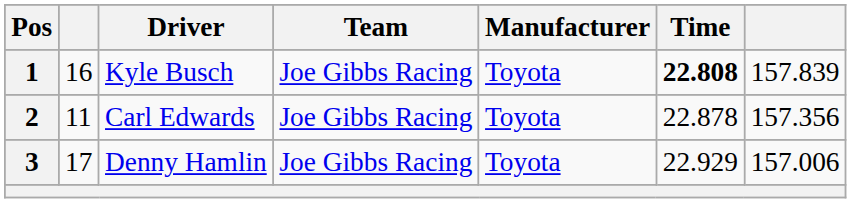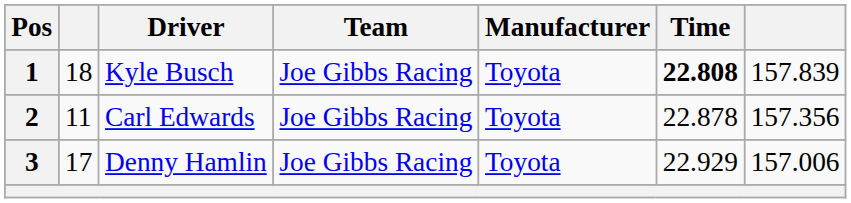(79, 72) 16 -> (79, 72) 18
